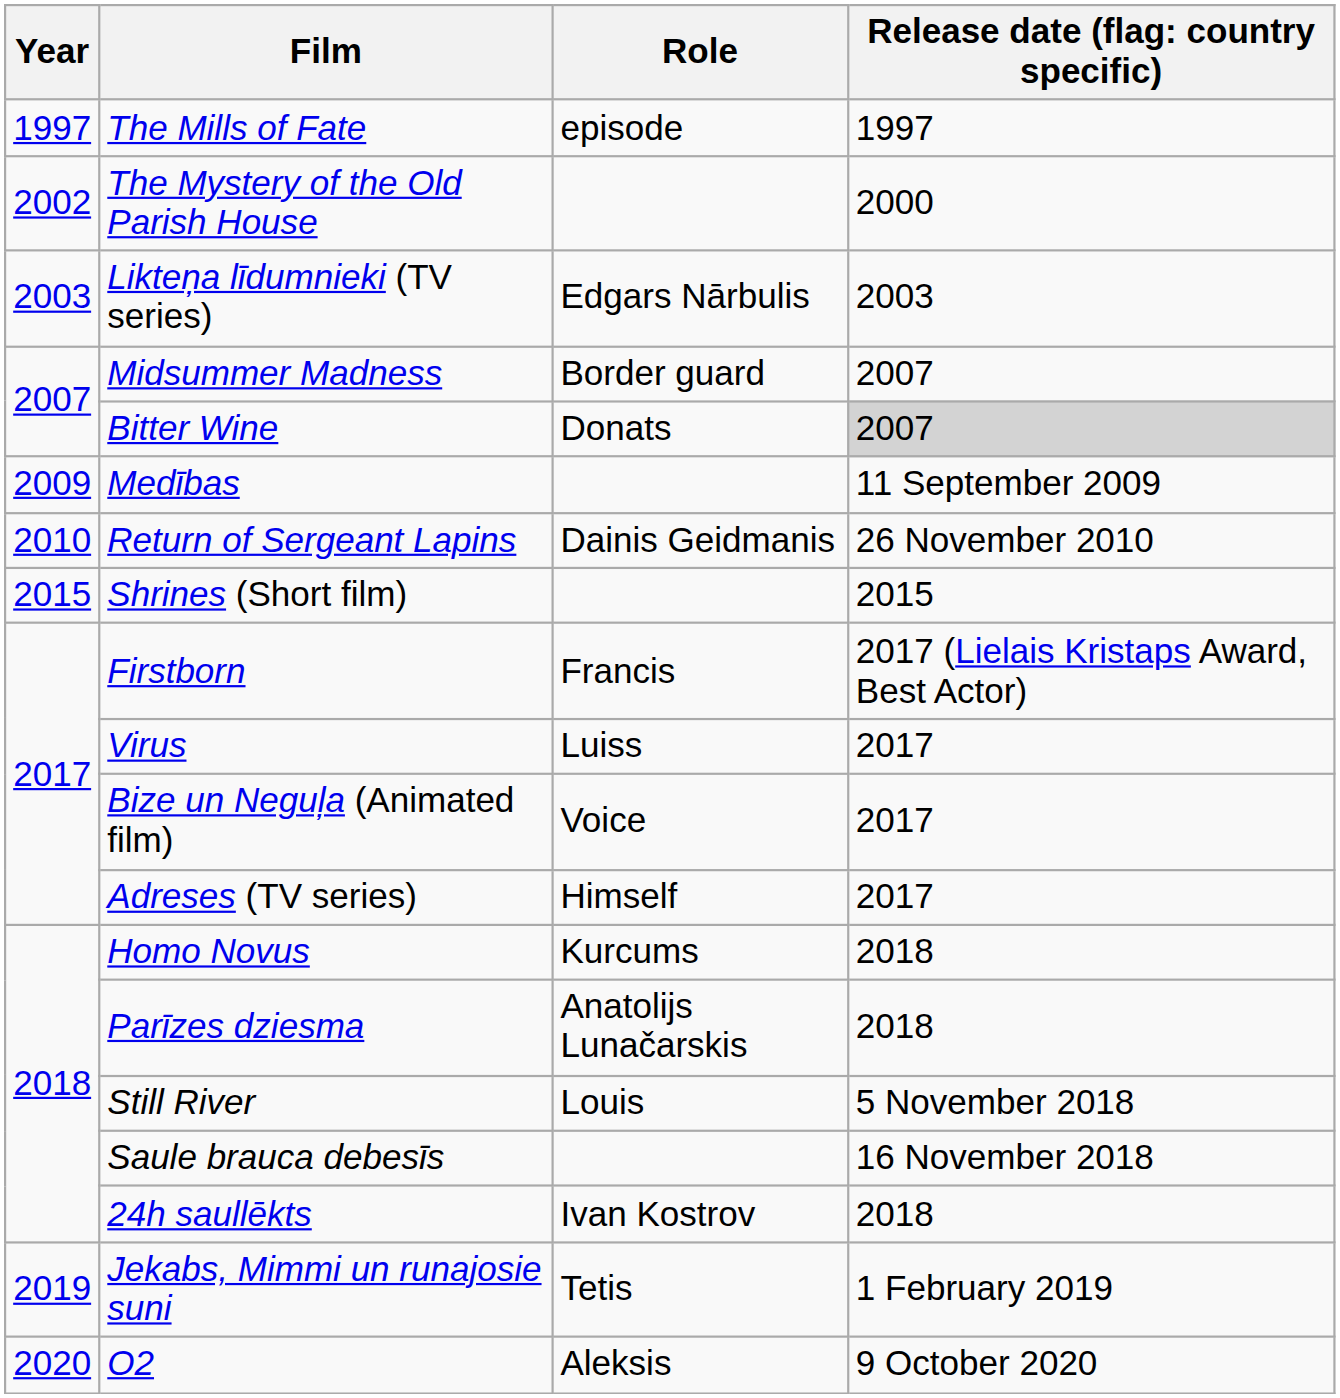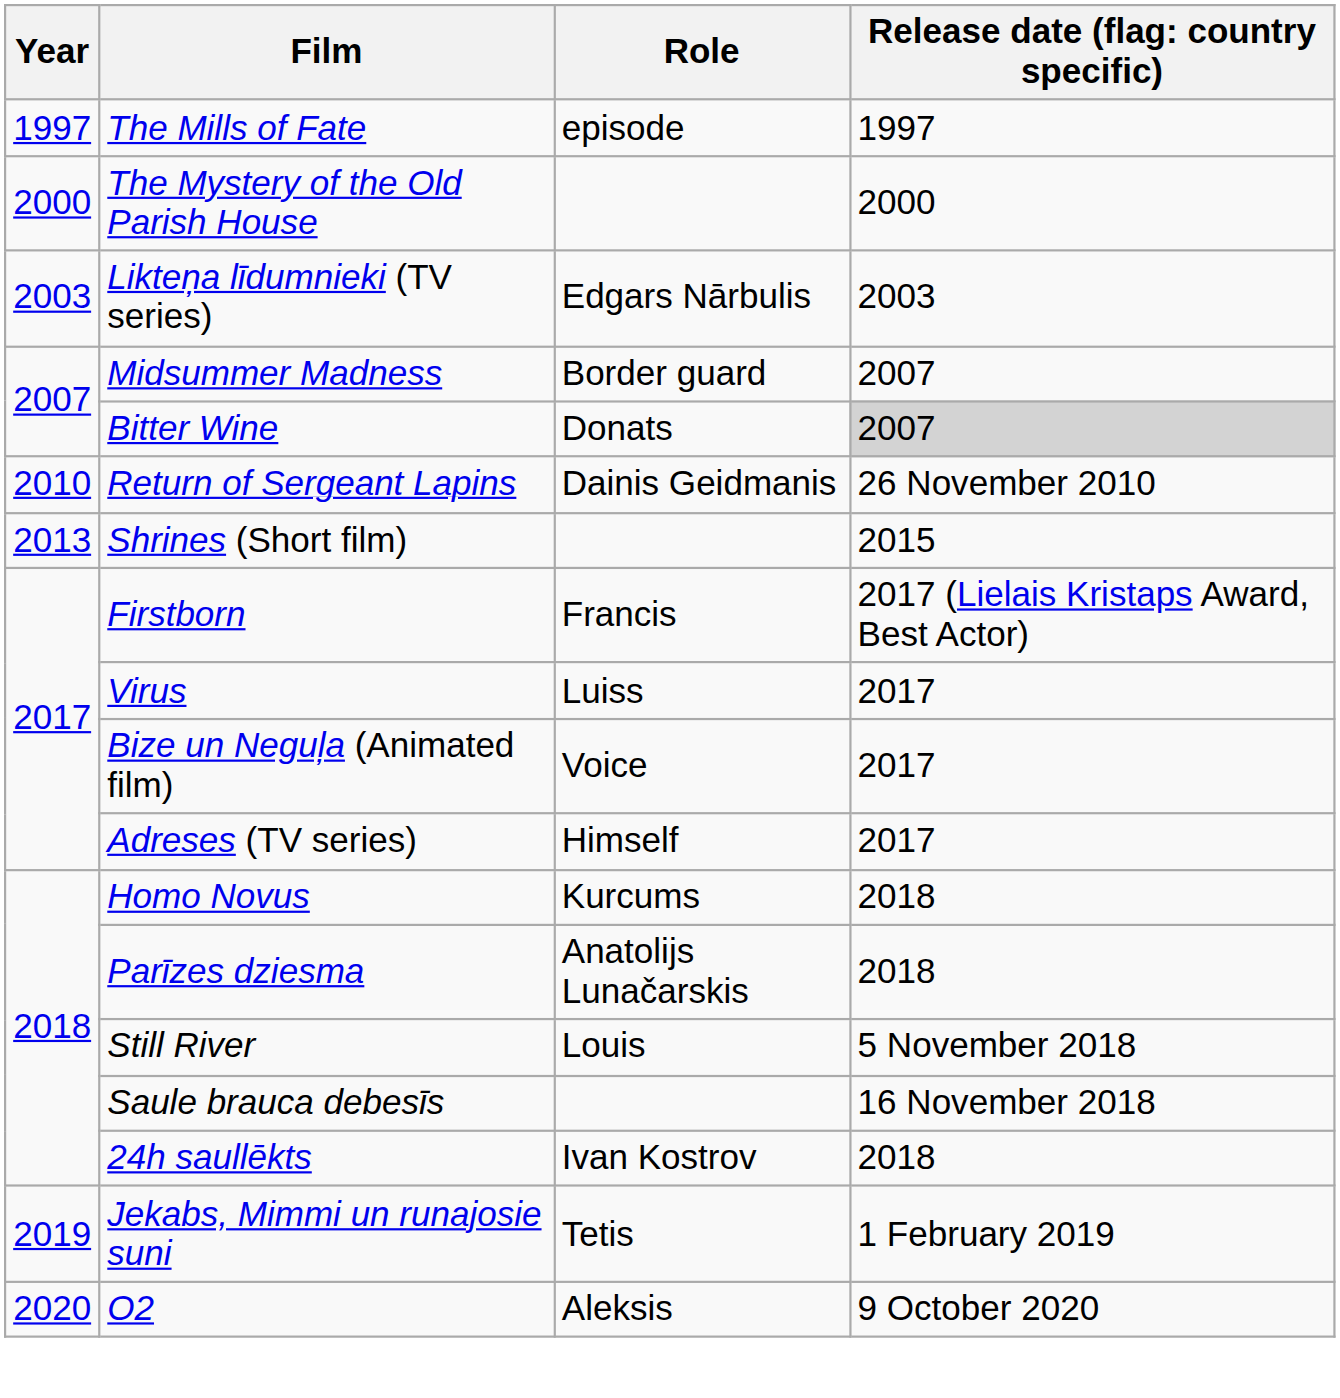(52, 202) 2002 -> (52, 202) 2000
- row: (174, 483)
(52, 595) 2015 -> (52, 539) 2013
